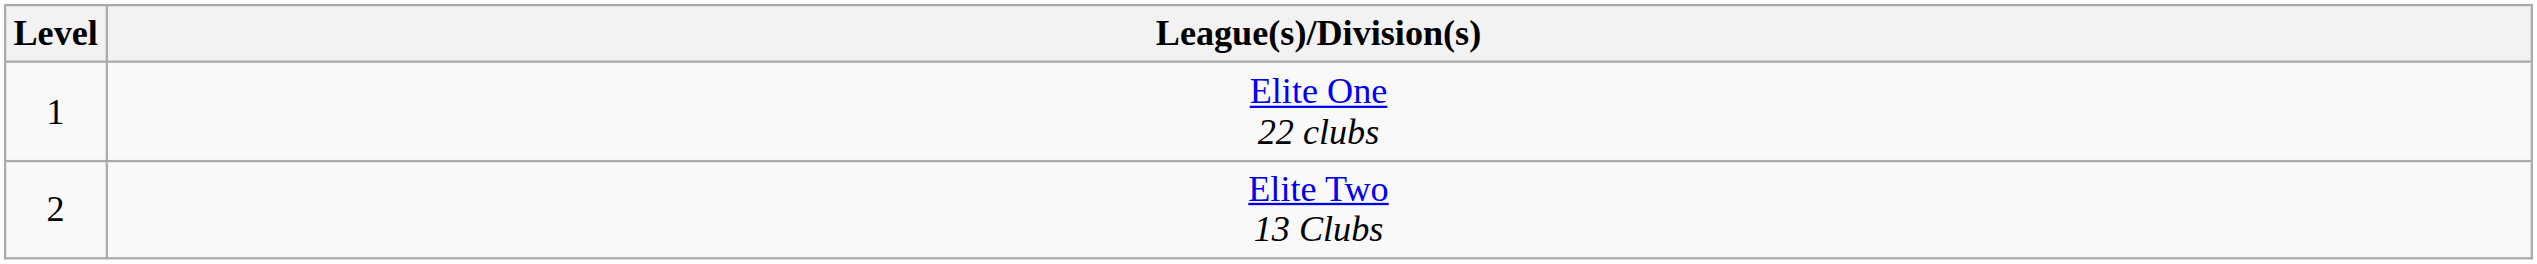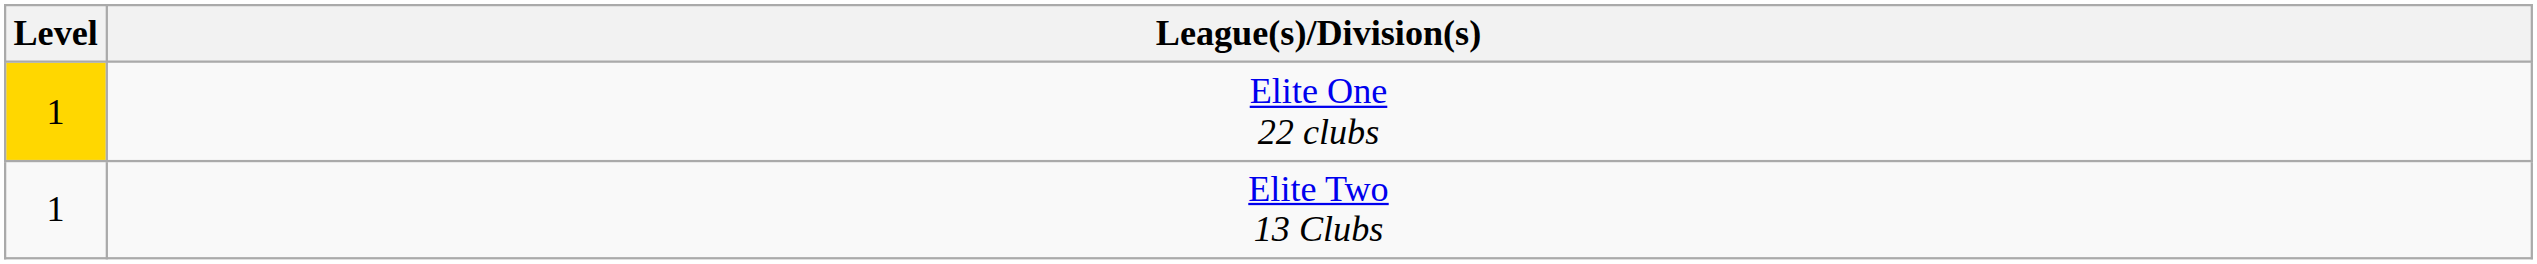(56, 110) no background -> (56, 110) gold background
(56, 208) 2 -> (56, 208) 1
